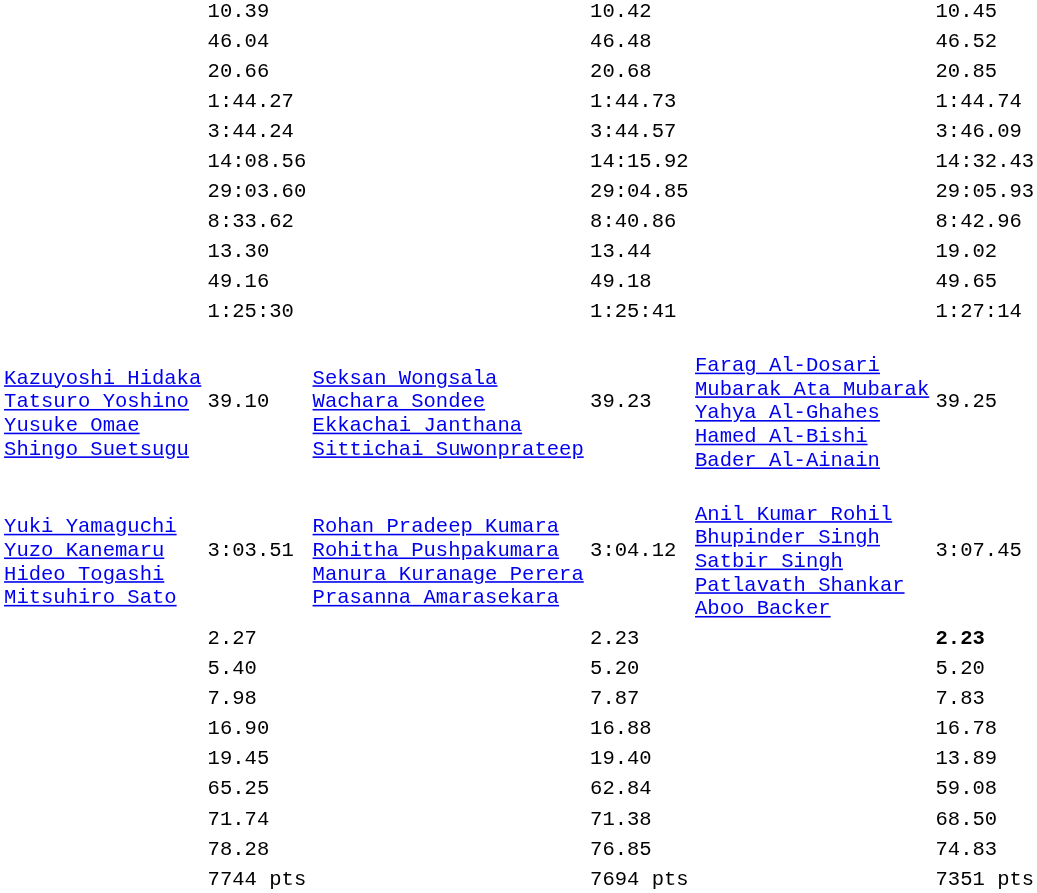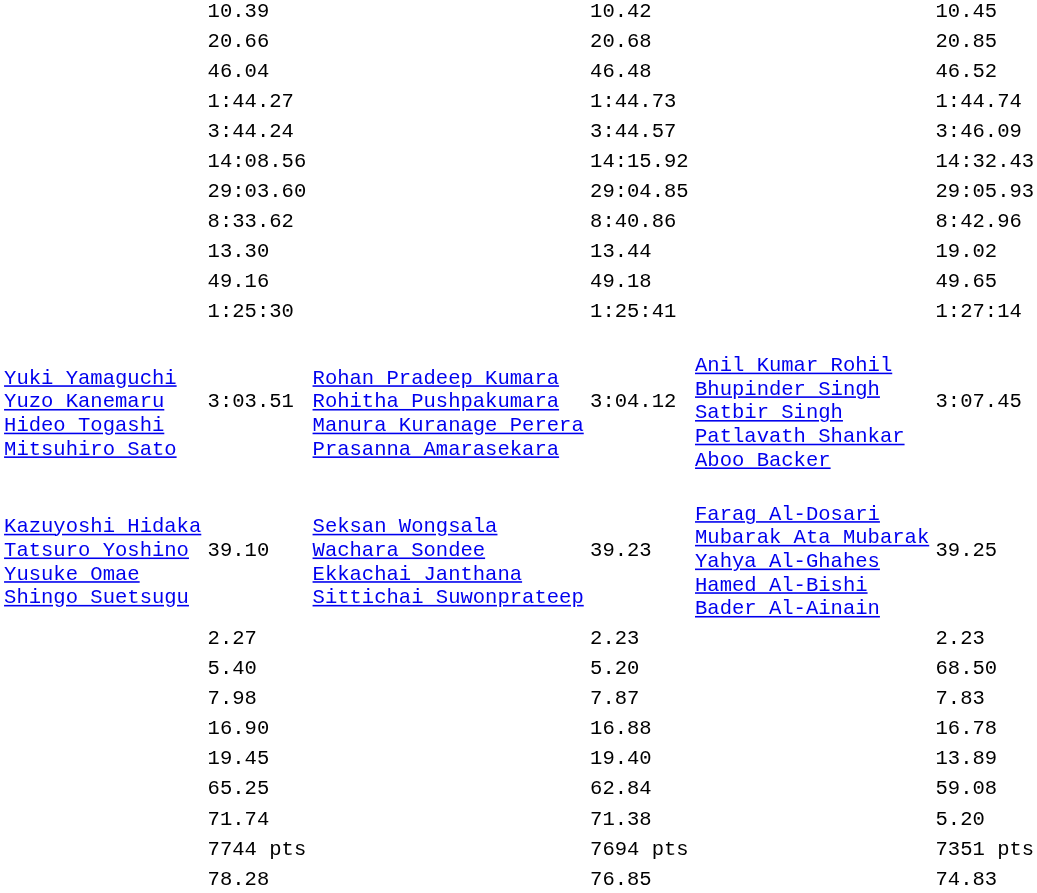rows swapped: (238, 72) <-> (238, 42)
rows swapped: (238, 401) <-> (251, 550)
(960, 639) bold -> (960, 639) normal
(960, 669) 5.20 -> (966, 669) 68.50
(966, 819) 68.50 -> (960, 819) 5.20
rows swapped: (238, 849) <-> (257, 879)
